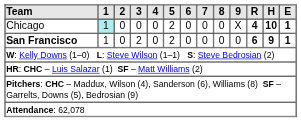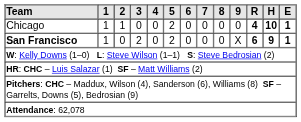(106, 26) paleturquoise background -> (106, 26) no background
(122, 26) 0 -> (122, 26) 1
(238, 26) X -> (238, 26) 0
(238, 40) 0 -> (238, 40) X
